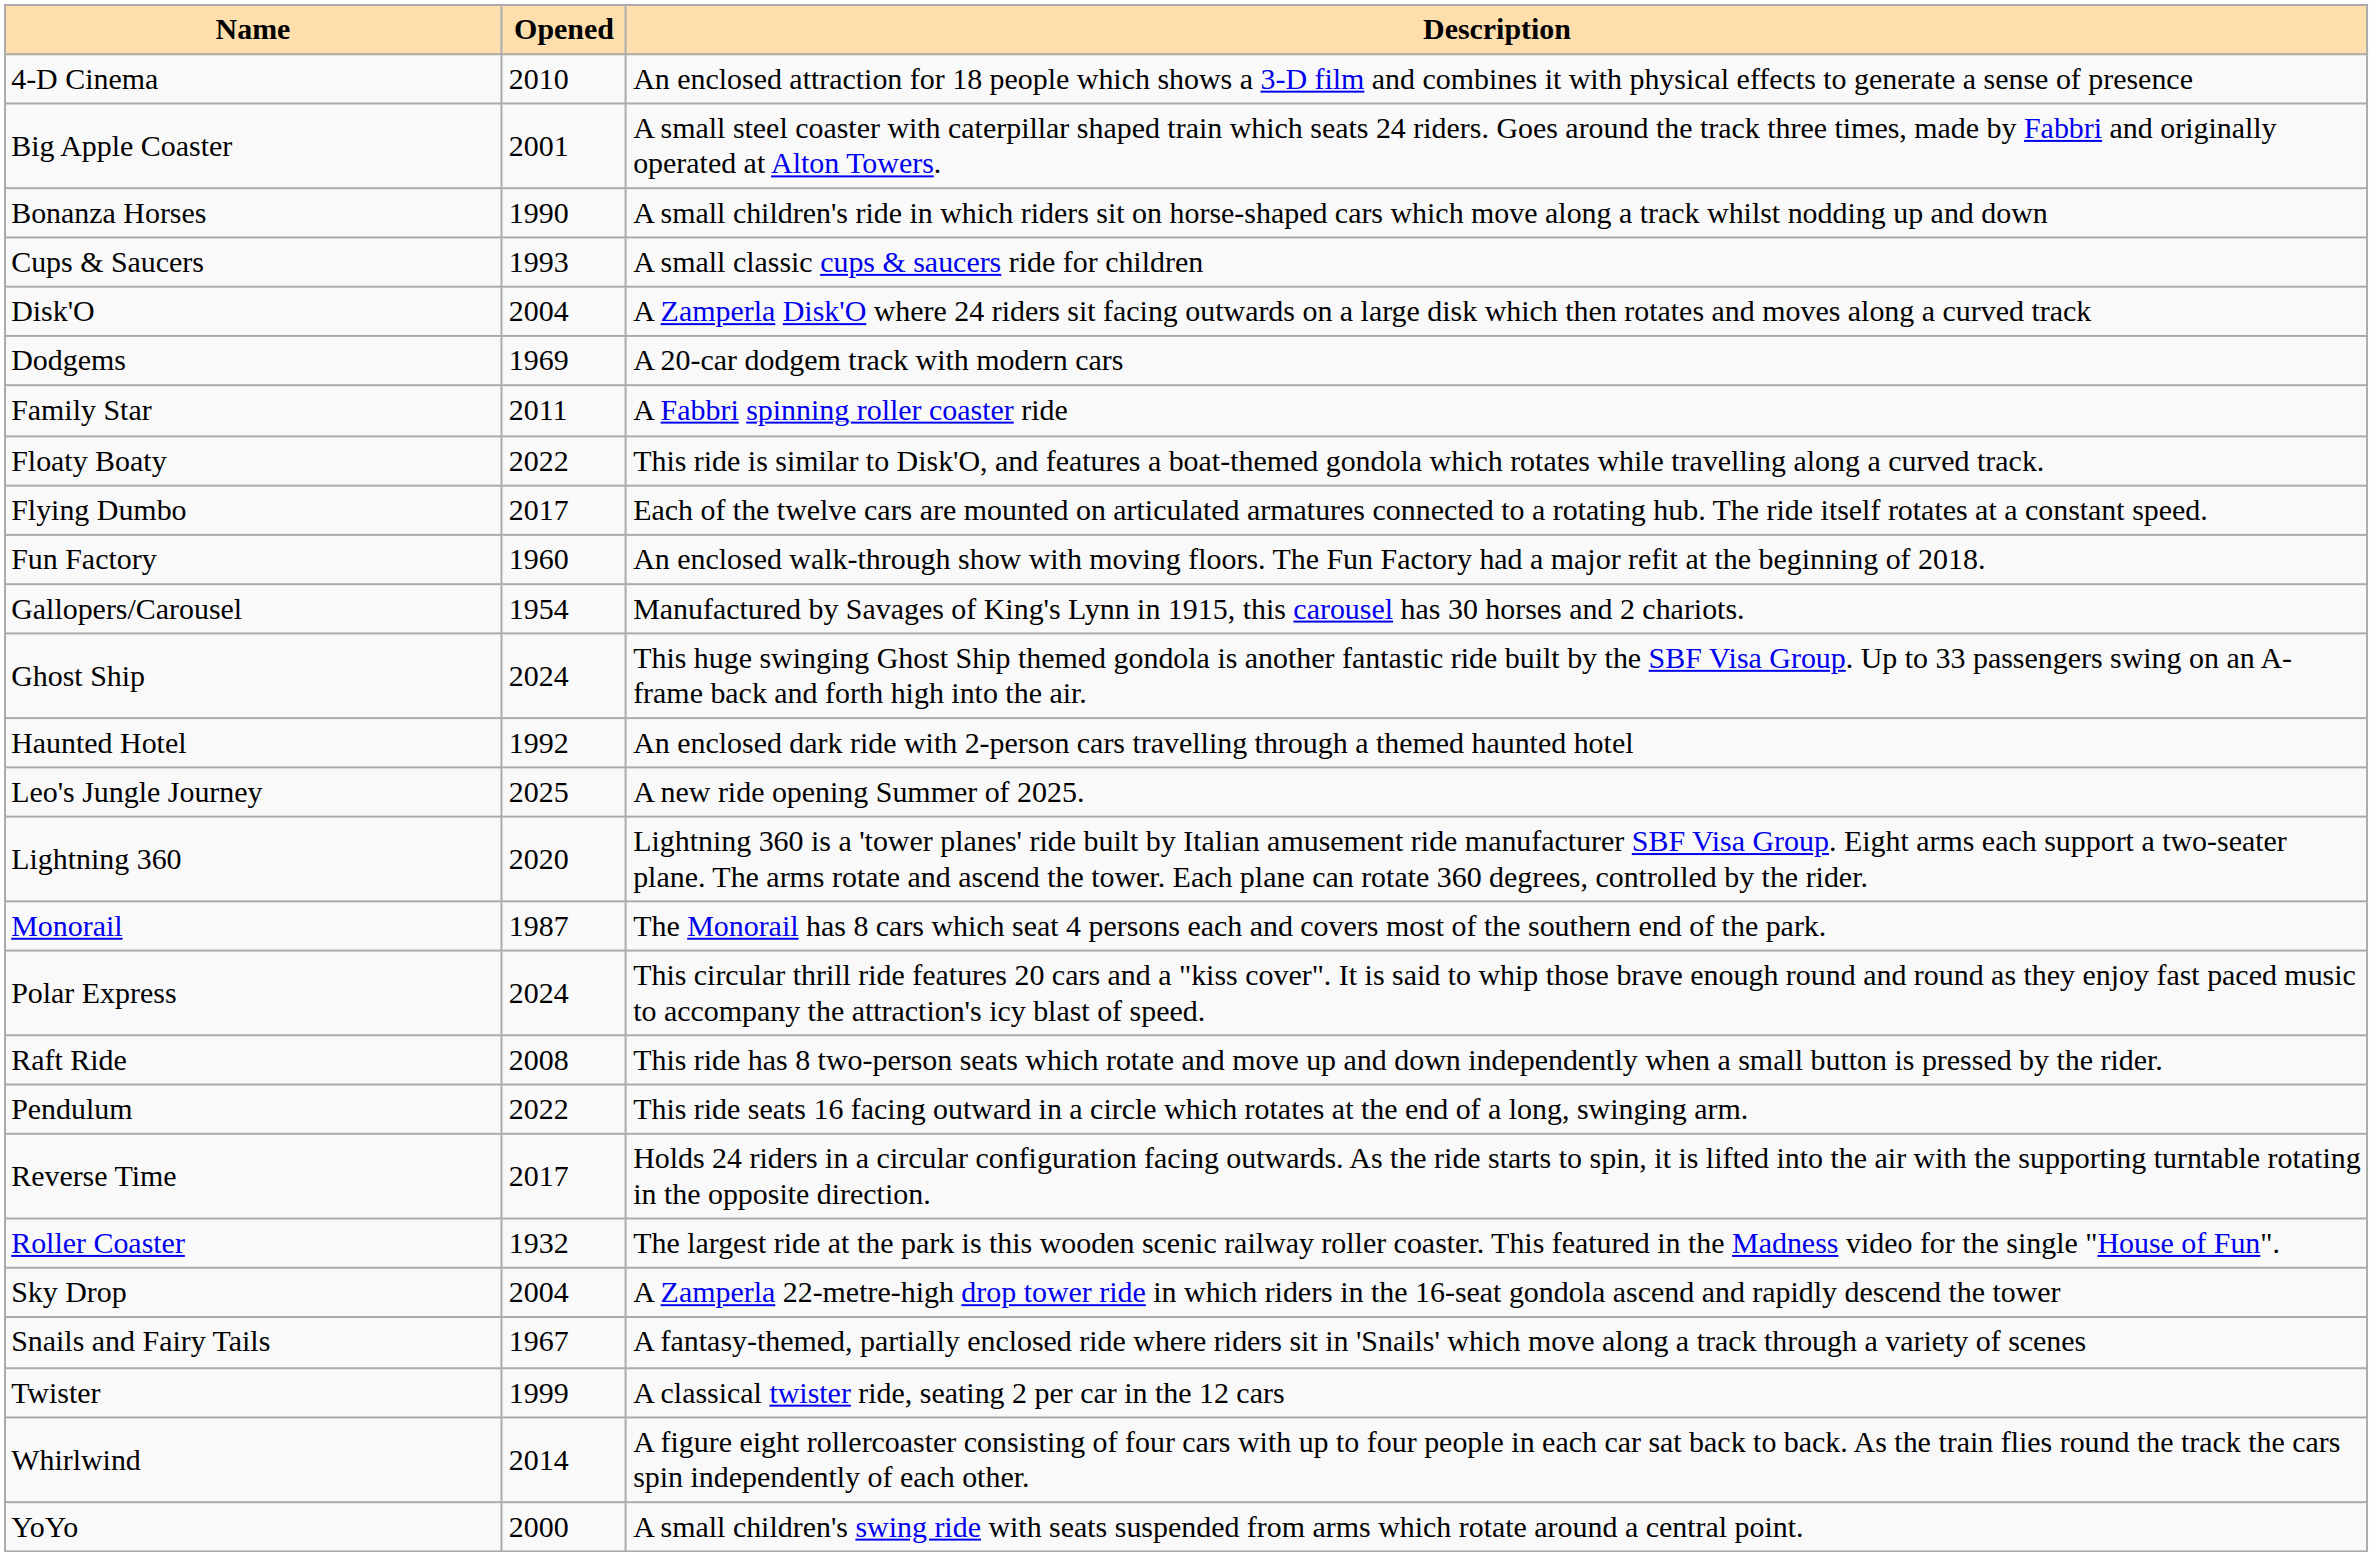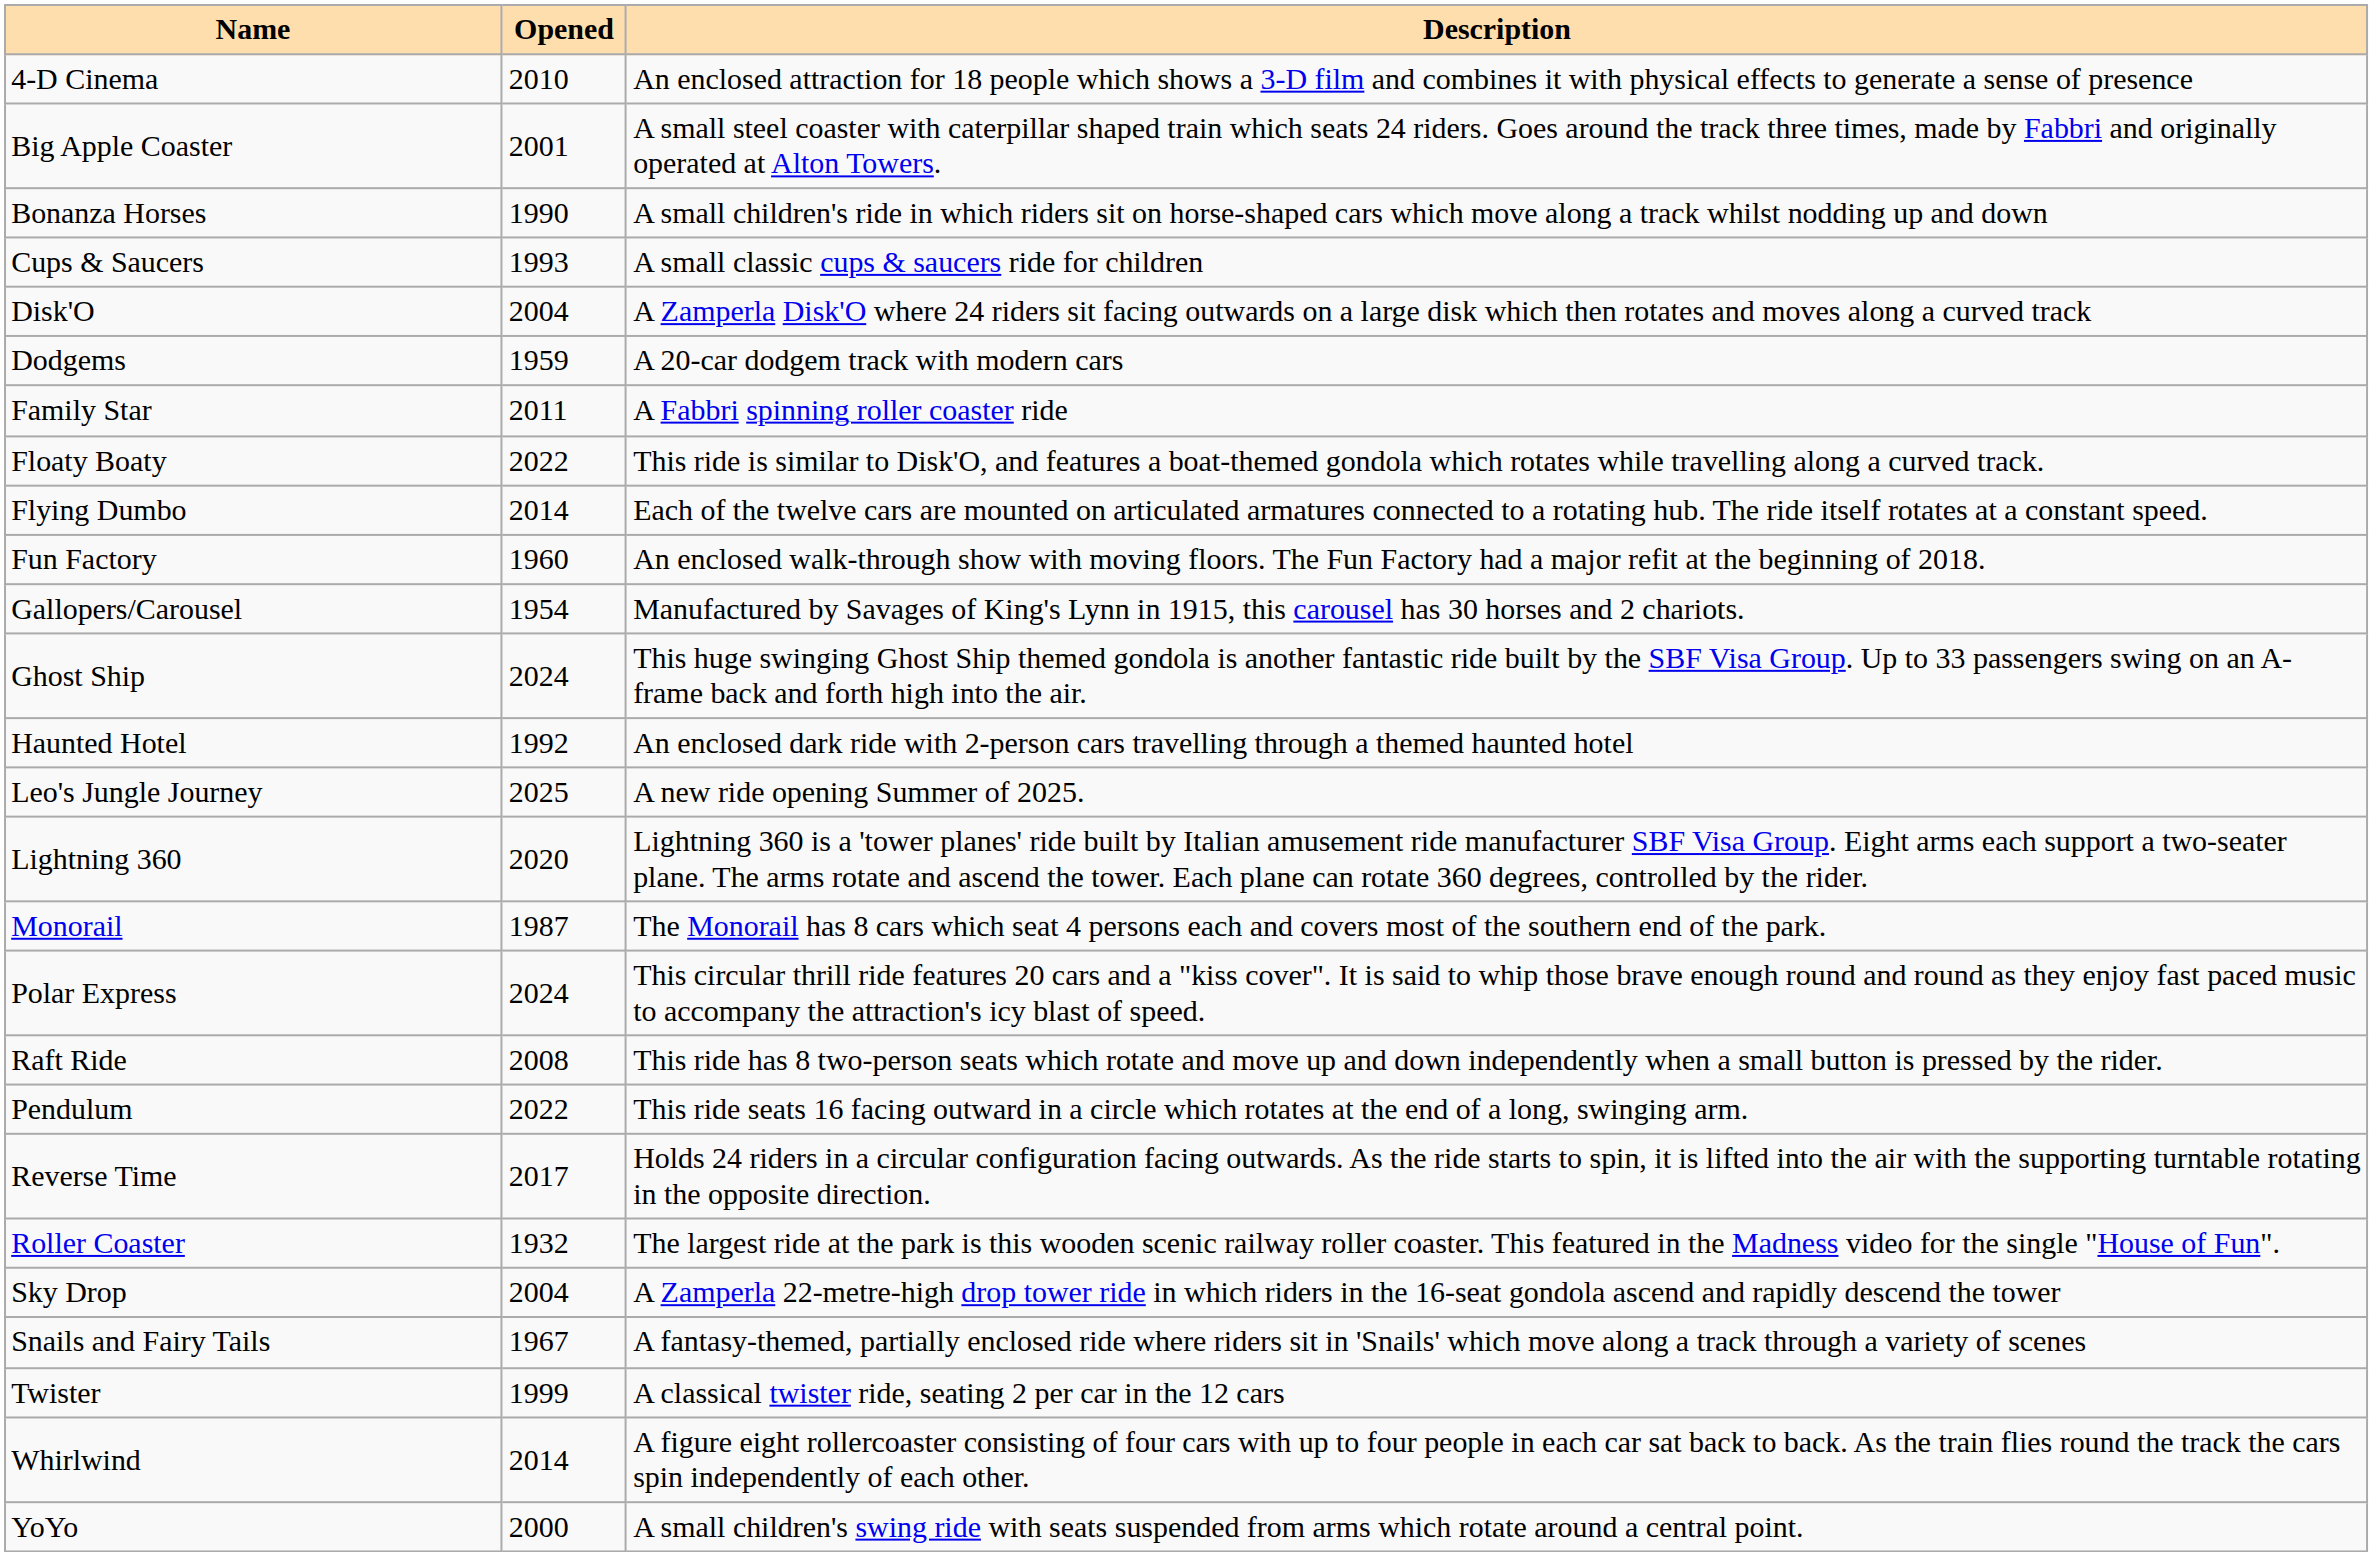(539, 360) 1969 -> (539, 360) 1959
(539, 509) 2017 -> (539, 509) 2014
